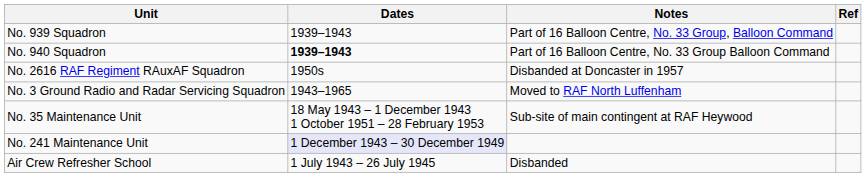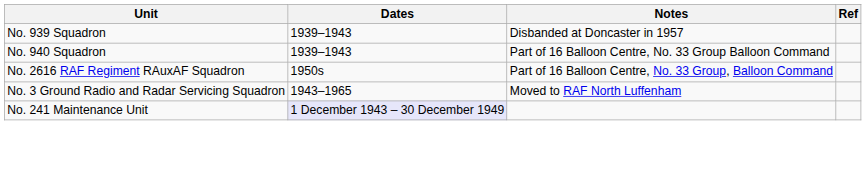(671, 33) Part of 16 Balloon Centre, No. 33 Group, Balloon Command -> (597, 33) Disbanded at Doncaster in 1957
(321, 52) bold -> (321, 52) normal
(597, 71) Disbanded at Doncaster in 1957 -> (671, 71) Part of 16 Balloon Centre, No. 33 Group, Balloon Command
- row: (74, 117)
- row: (79, 162)
